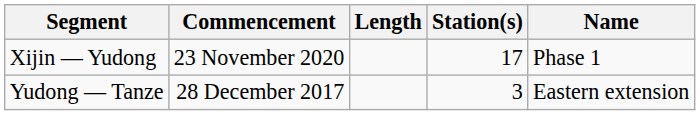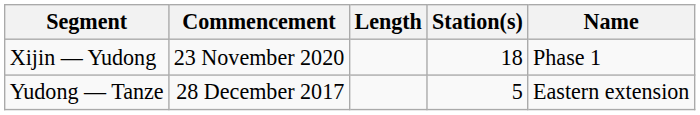(512, 57) 17 -> (512, 57) 18
(517, 92) 3 -> (517, 92) 5
